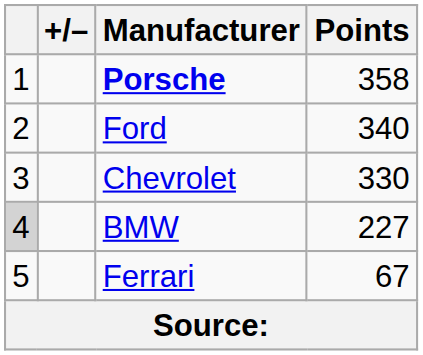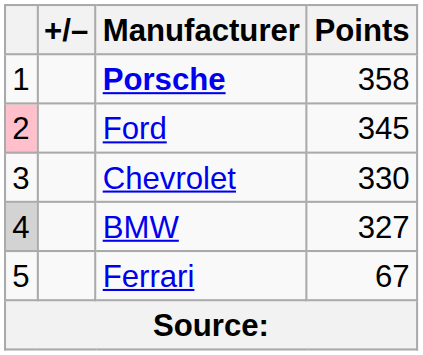(21, 129) no background -> (21, 129) pink background
(384, 129) 340 -> (384, 129) 345
(384, 227) 227 -> (384, 227) 327
